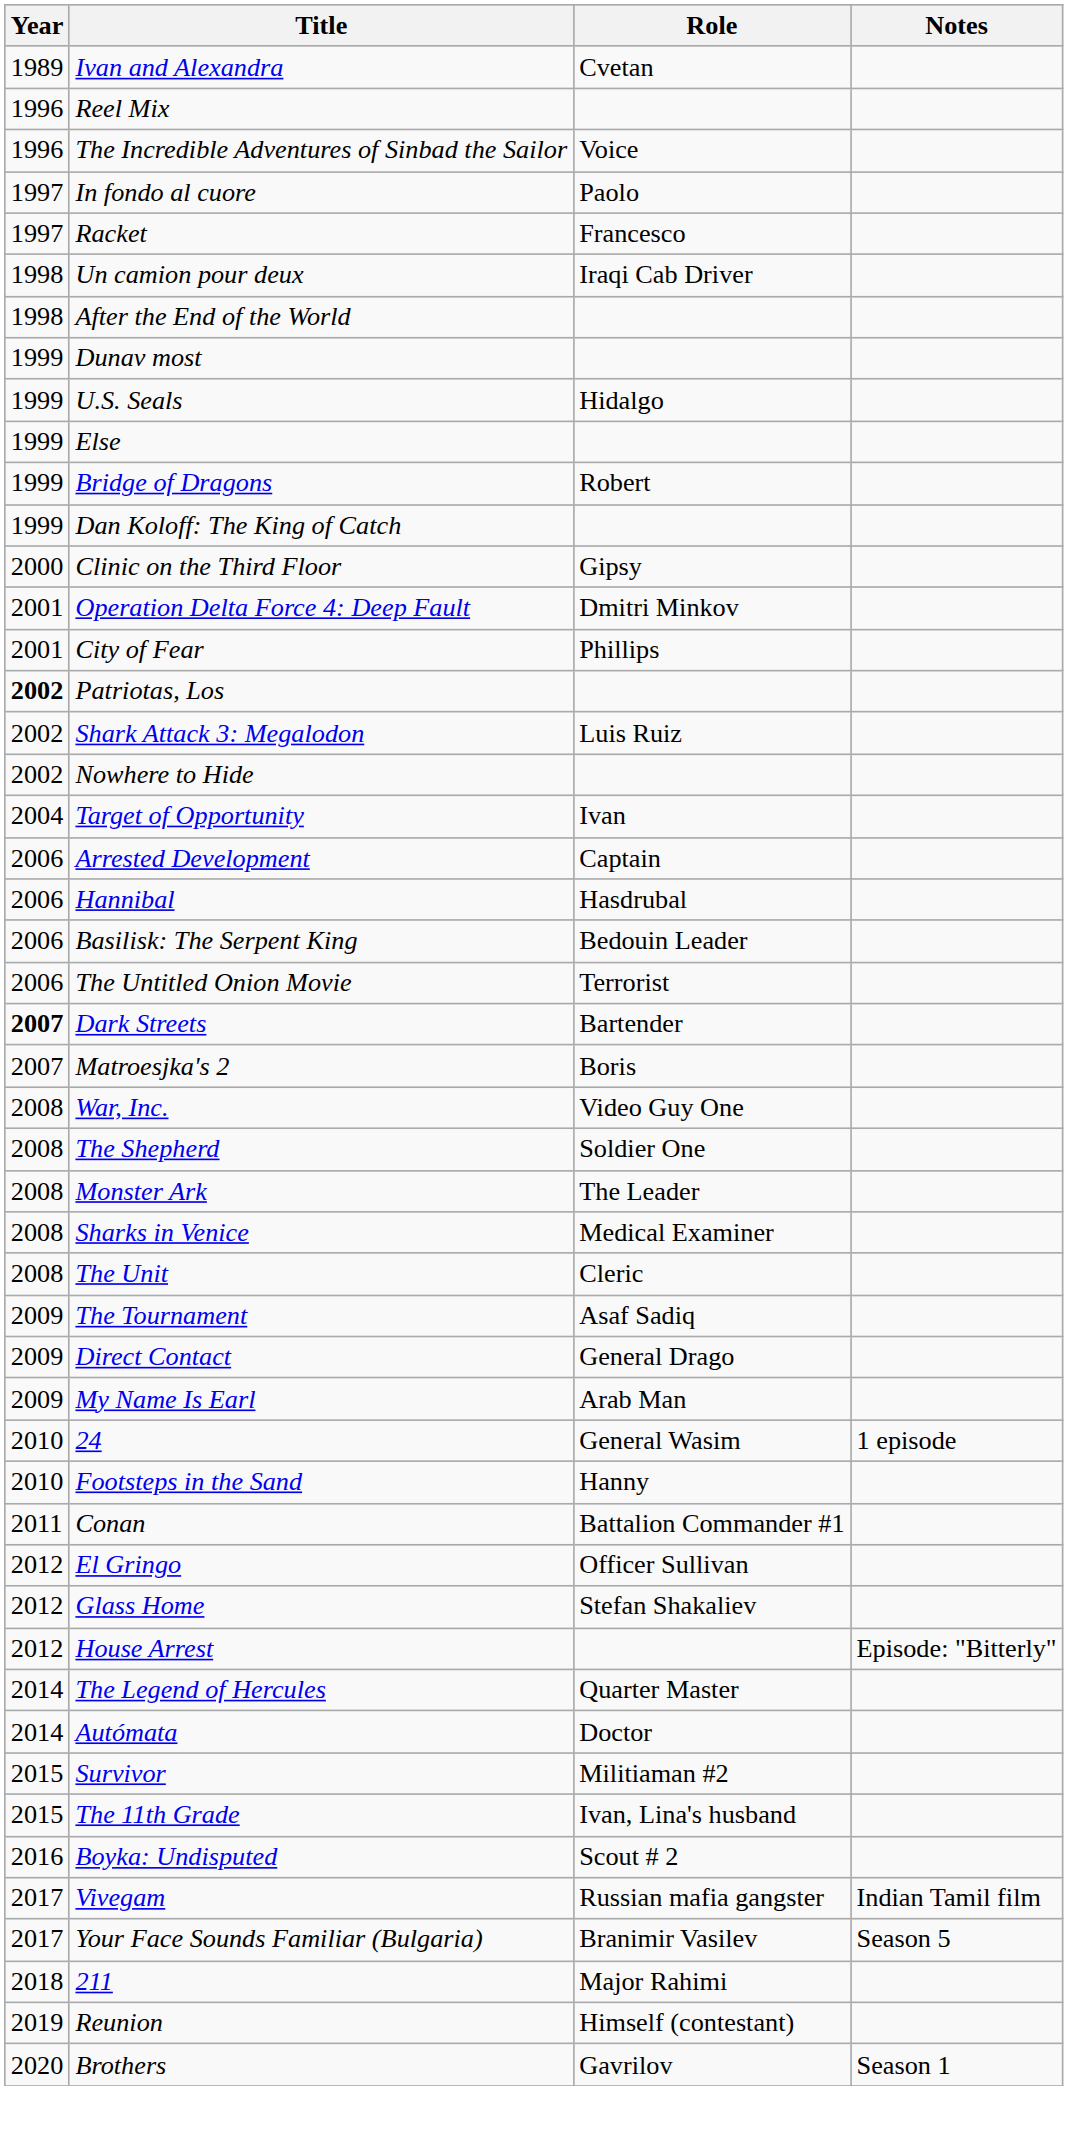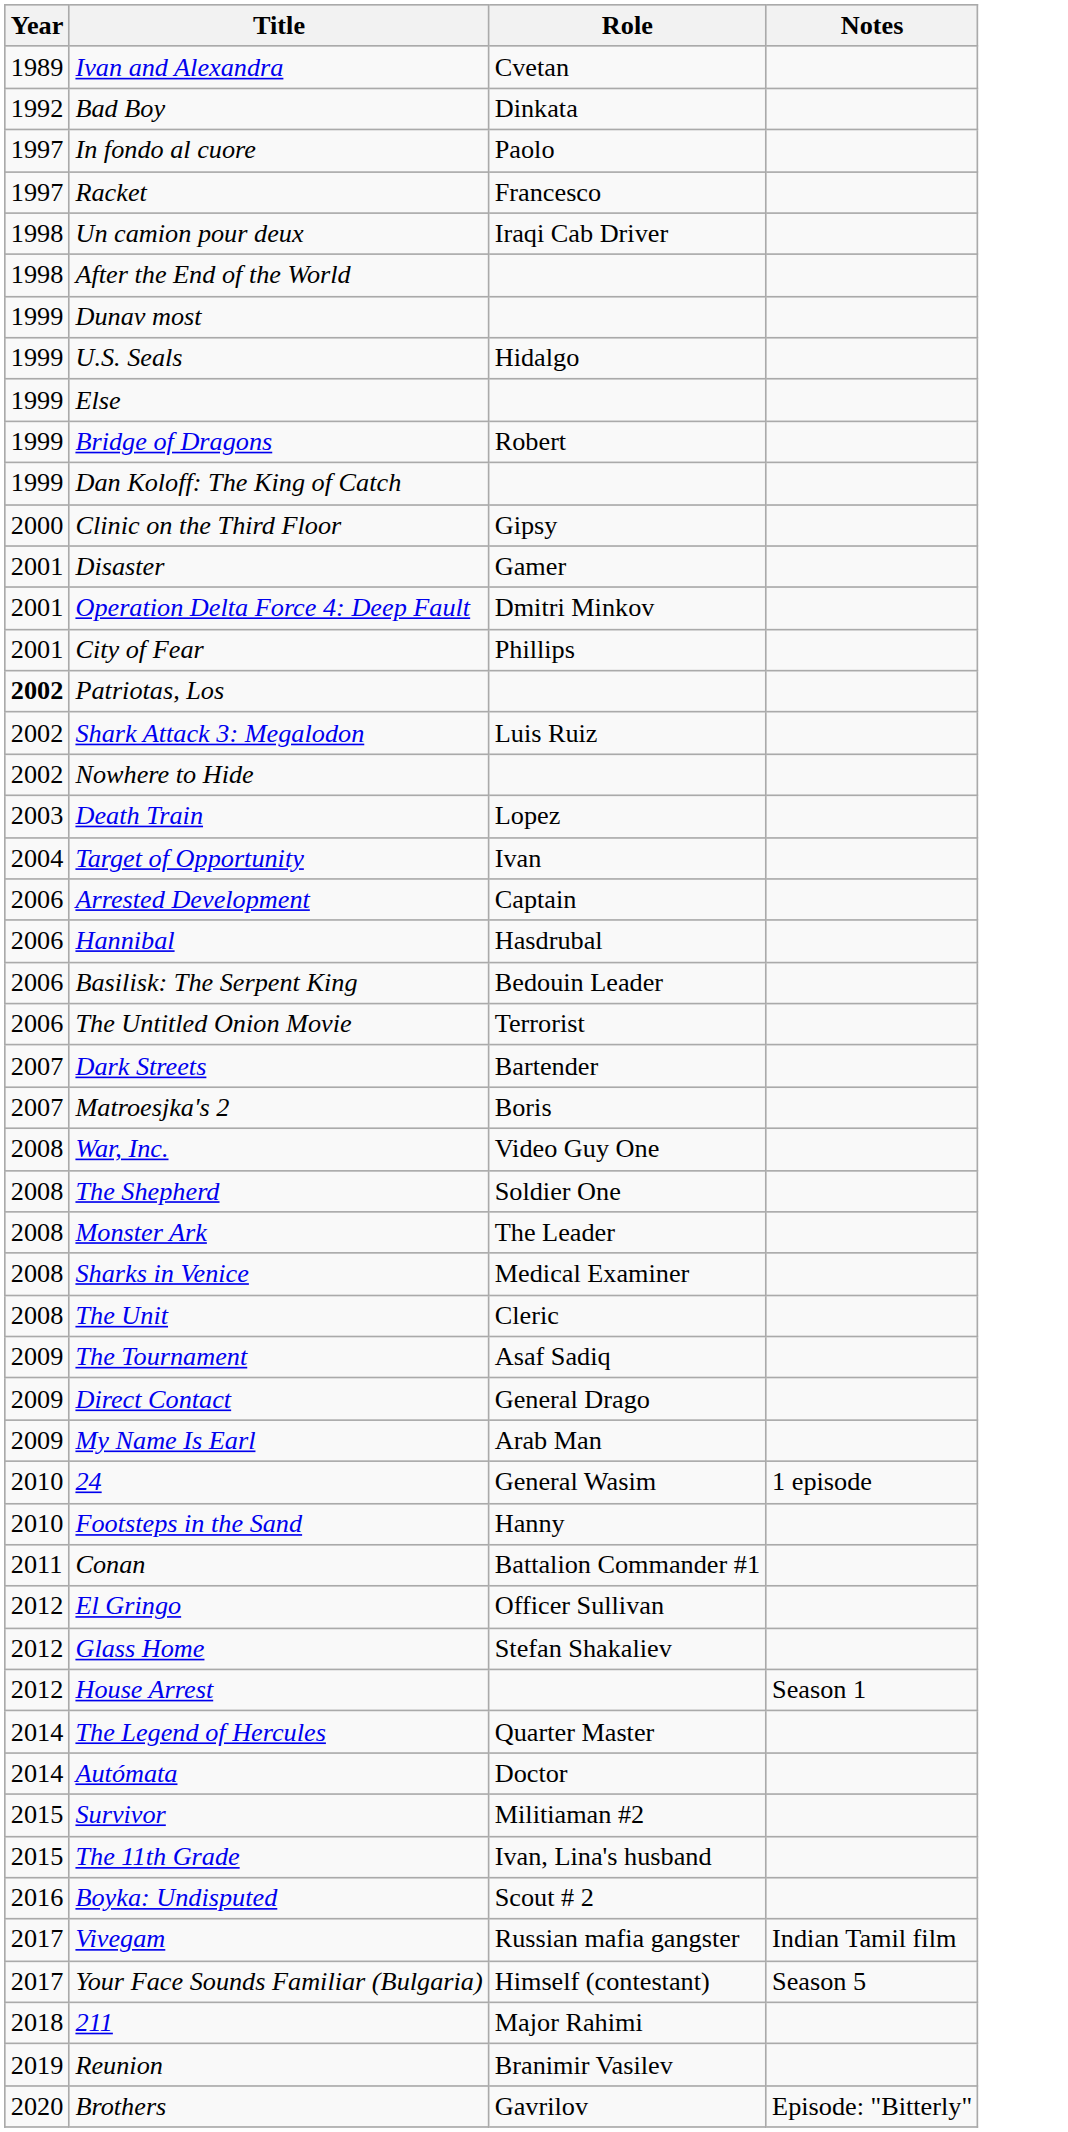+ row: (120, 108)
- row: (122, 108)
- row: (321, 150)
+ row: (120, 566)
+ row: (139, 815)
(37, 1024) bold -> (37, 1065) normal
(957, 1648) Episode: "Bitterly" -> (819, 1689) Season 1
(668, 1939) Branimir Vasilev -> (602, 1981) Himself (contestant)
(687, 2022) Himself (contestant) -> (584, 2064) Branimir Vasilev
(904, 2064) Season 1 -> (872, 2106) Episode: "Bitterly"
